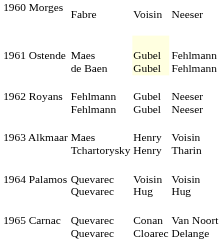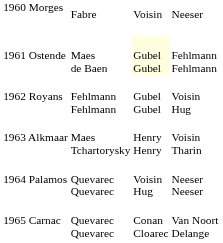(187, 103) Neeser Neeser -> (186, 103) Voisin Hug
(186, 185) Voisin Hug -> (187, 185) Neeser Neeser
